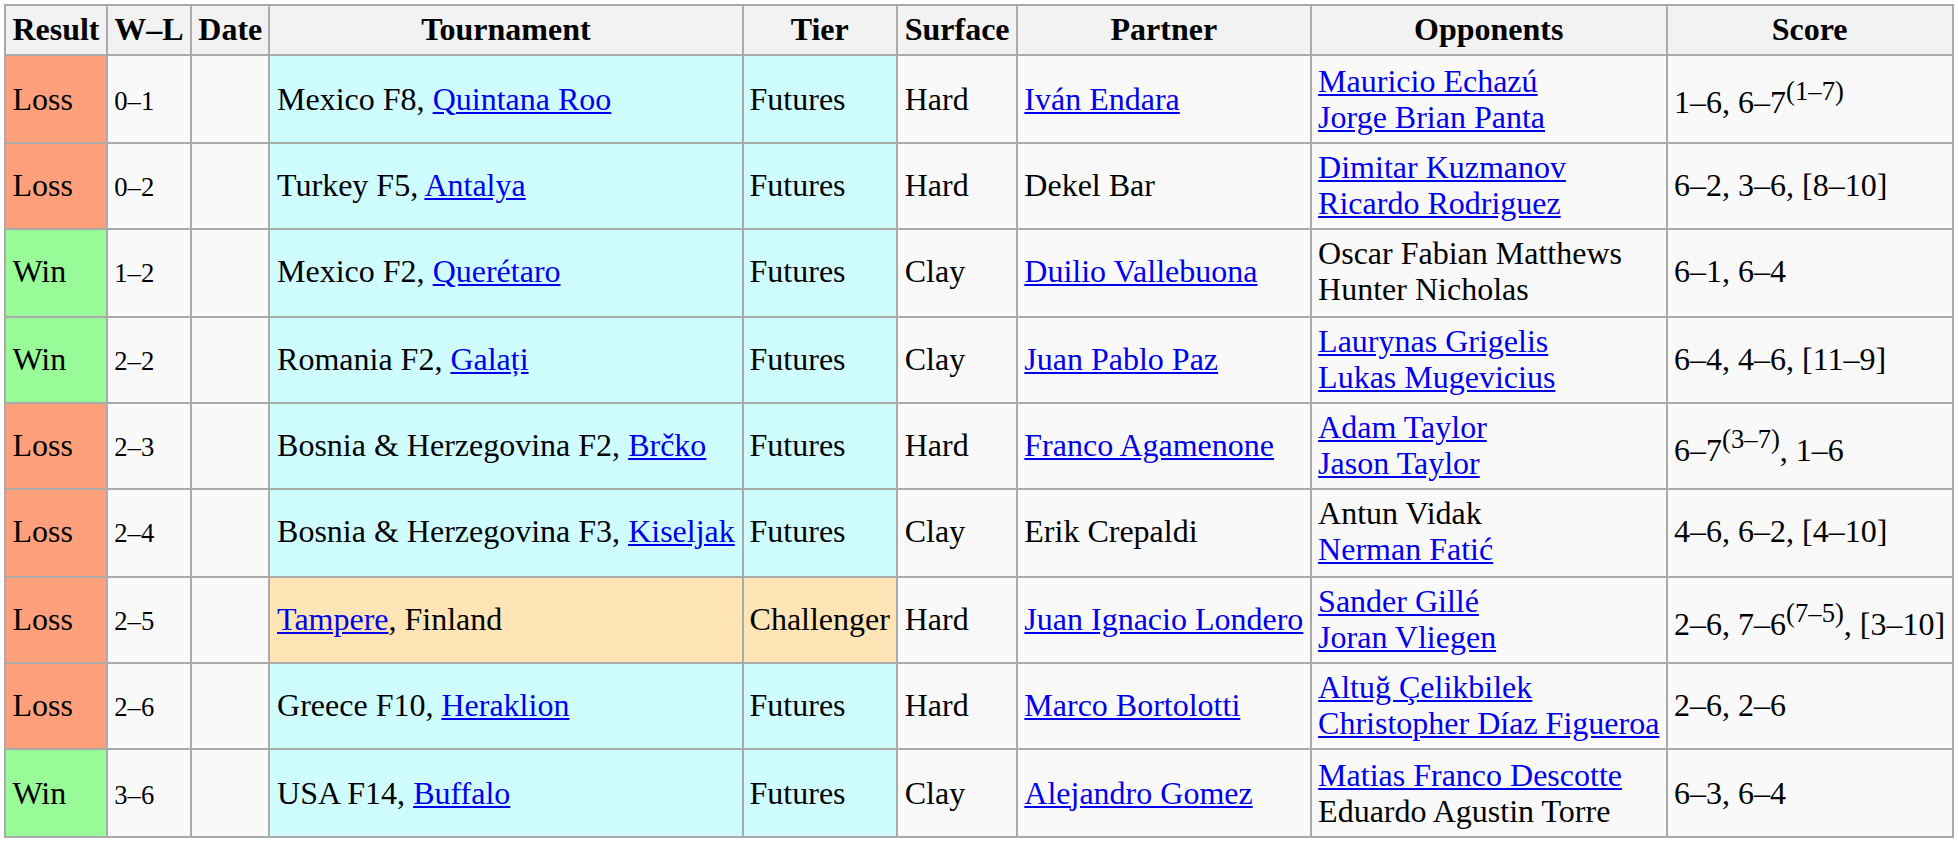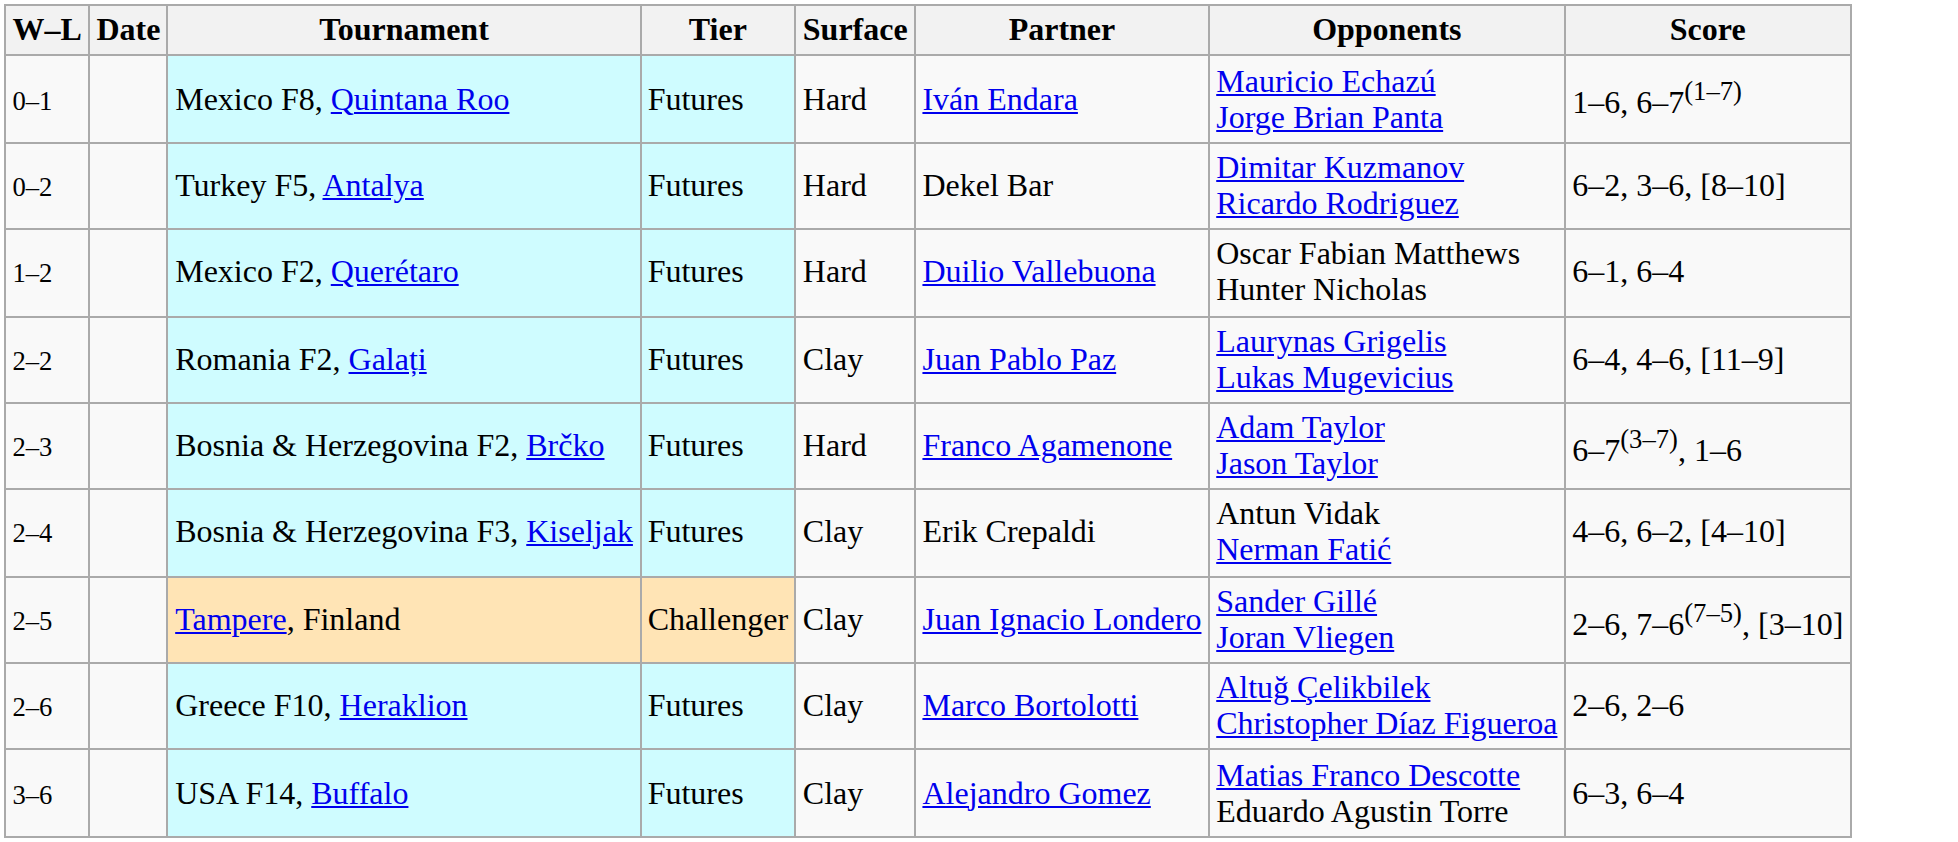- column: (56, 29)
(935, 272) Clay -> (835, 272) Hard
(937, 619) Hard -> (833, 619) Clay
(937, 705) Hard -> (833, 705) Clay
